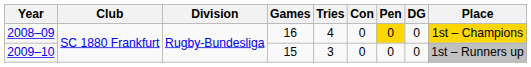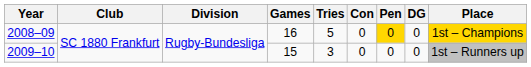(330, 33) 4 -> (330, 33) 5
